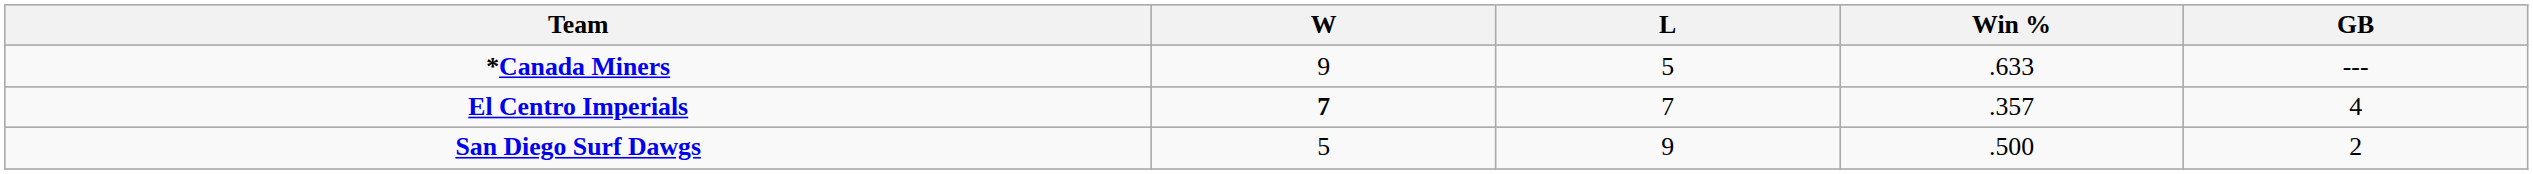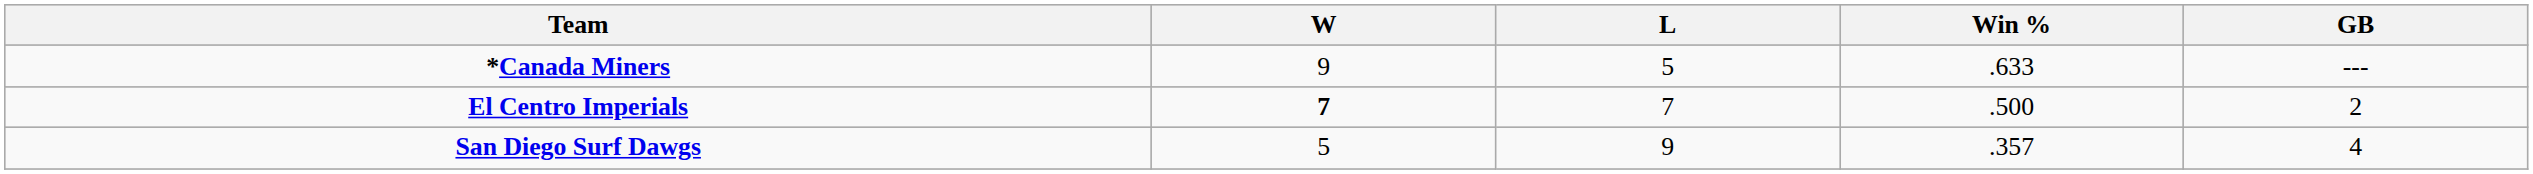(2012, 106) .357 -> (2012, 106) .500
(2356, 106) 4 -> (2356, 106) 2
(2012, 147) .500 -> (2012, 147) .357
(2356, 147) 2 -> (2356, 147) 4
